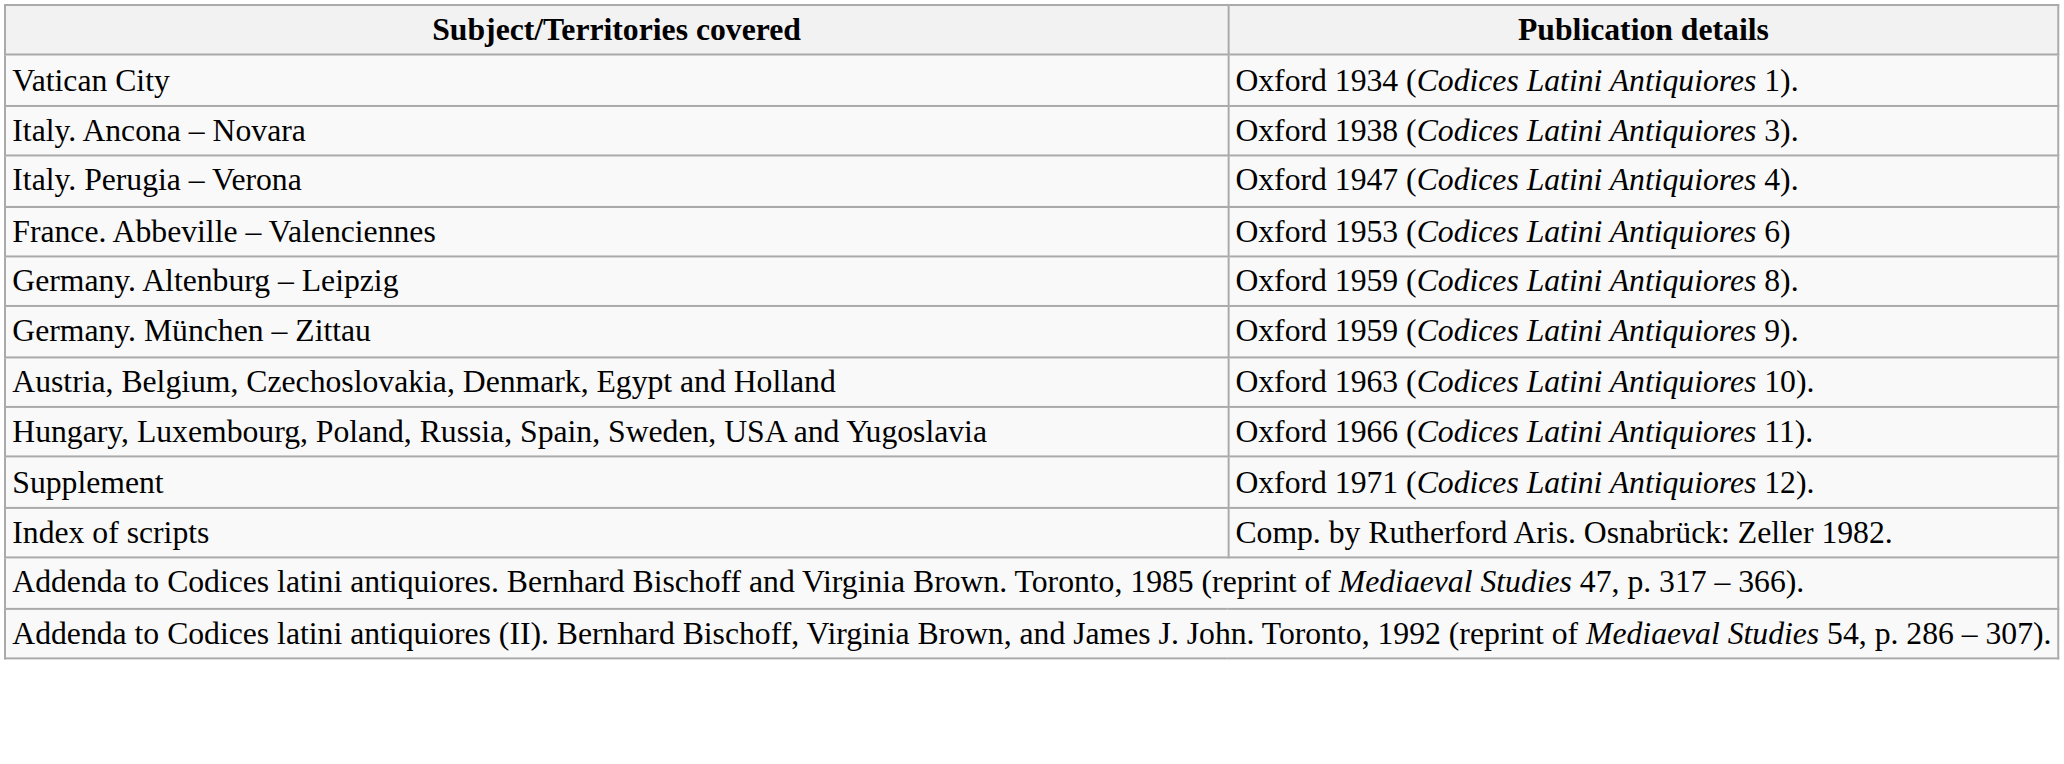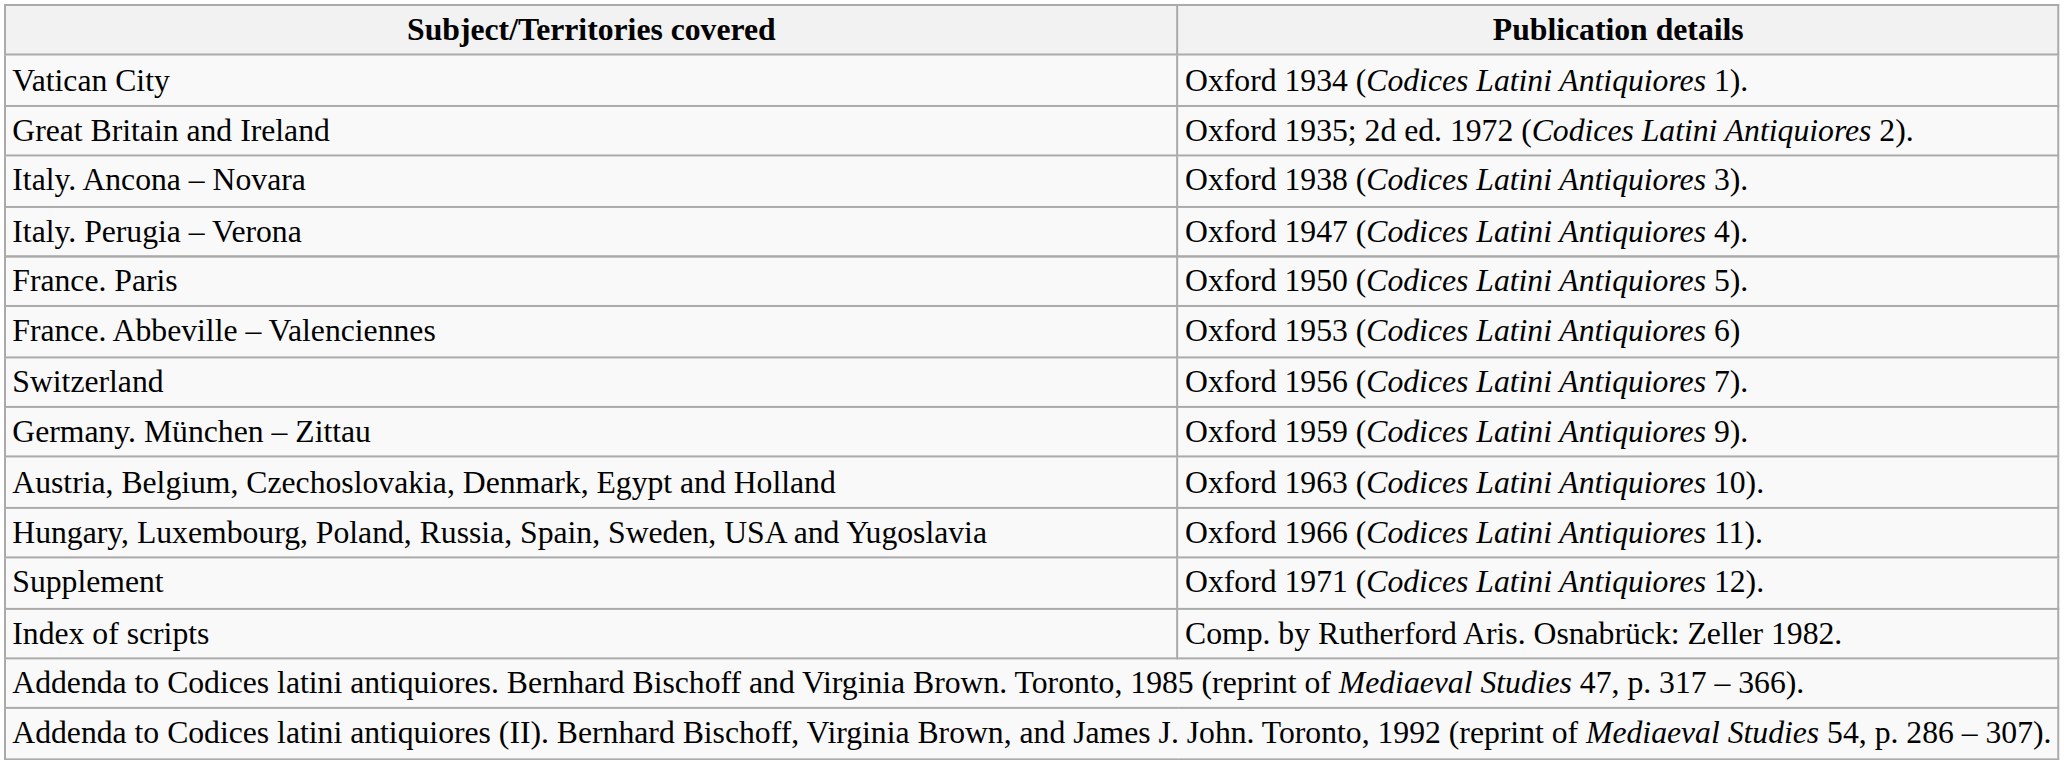+ row: (171, 130)
+ row: (95, 280)
+ row: (88, 381)
- row: (205, 280)
